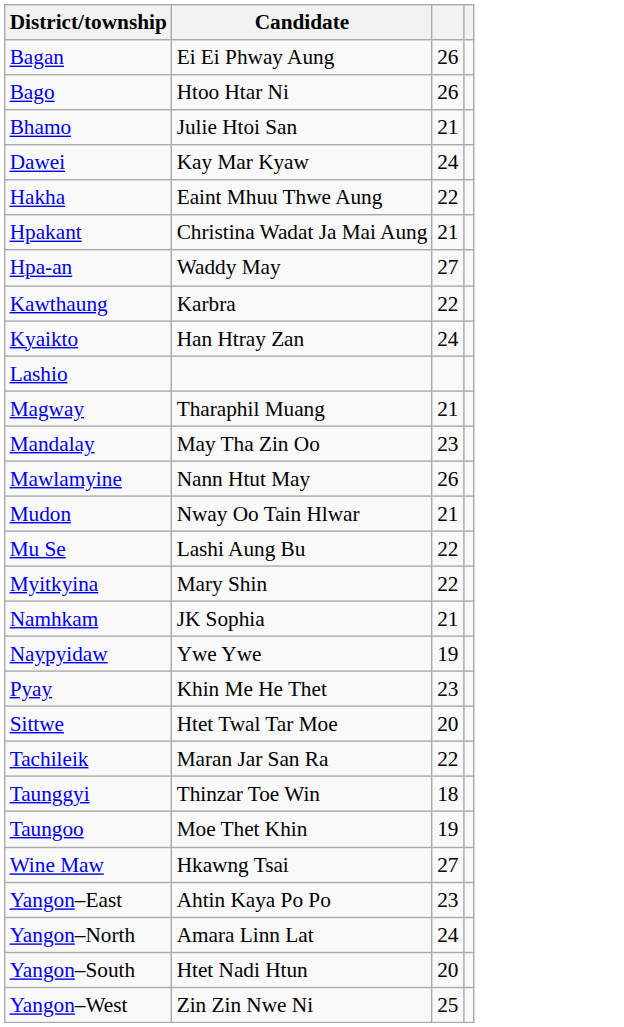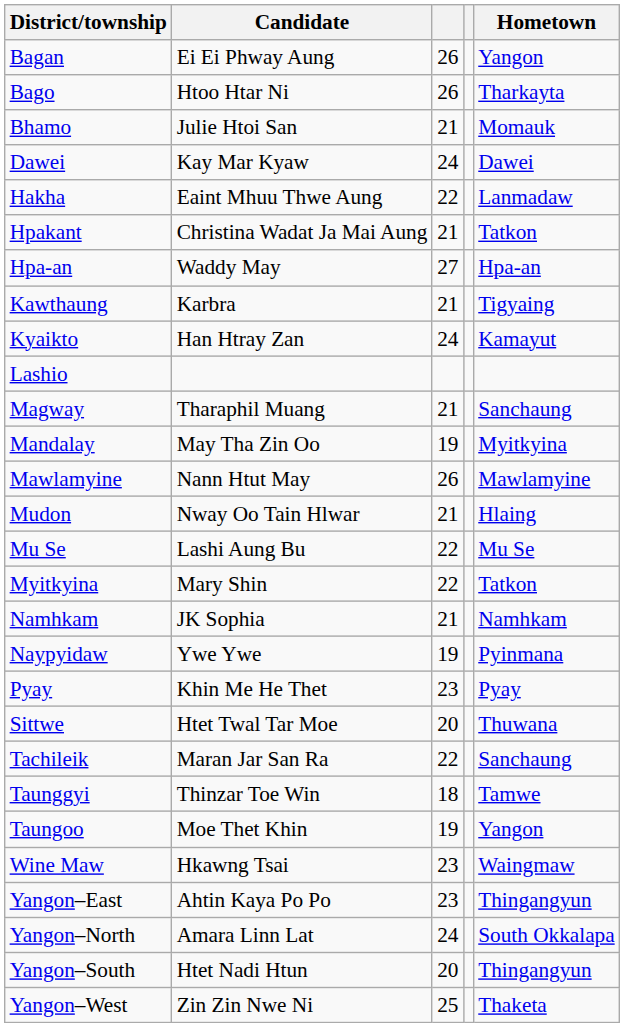+ column: (546, 22)
(448, 302) 22 -> (448, 302) 21
(448, 443) 23 -> (448, 443) 19
(448, 864) 27 -> (448, 864) 23
